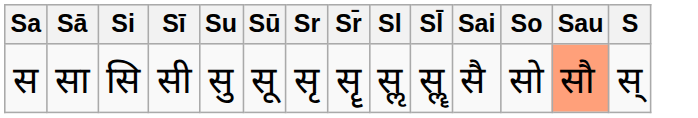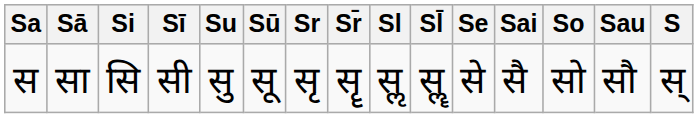+ column: (473, 24)
(577, 80) lightsalmon background -> (619, 80) no background
